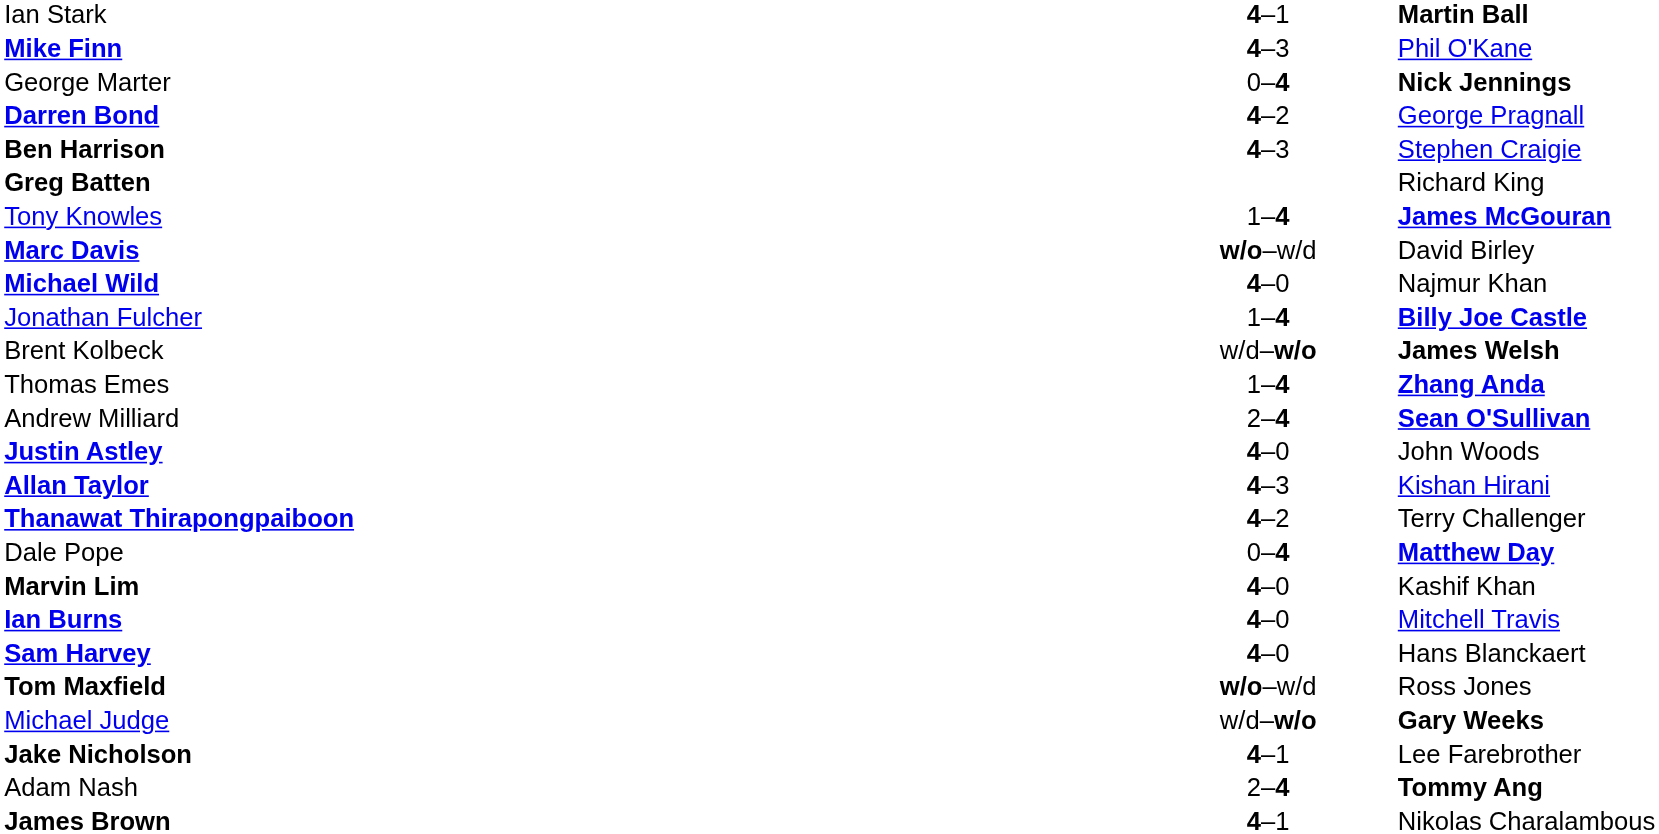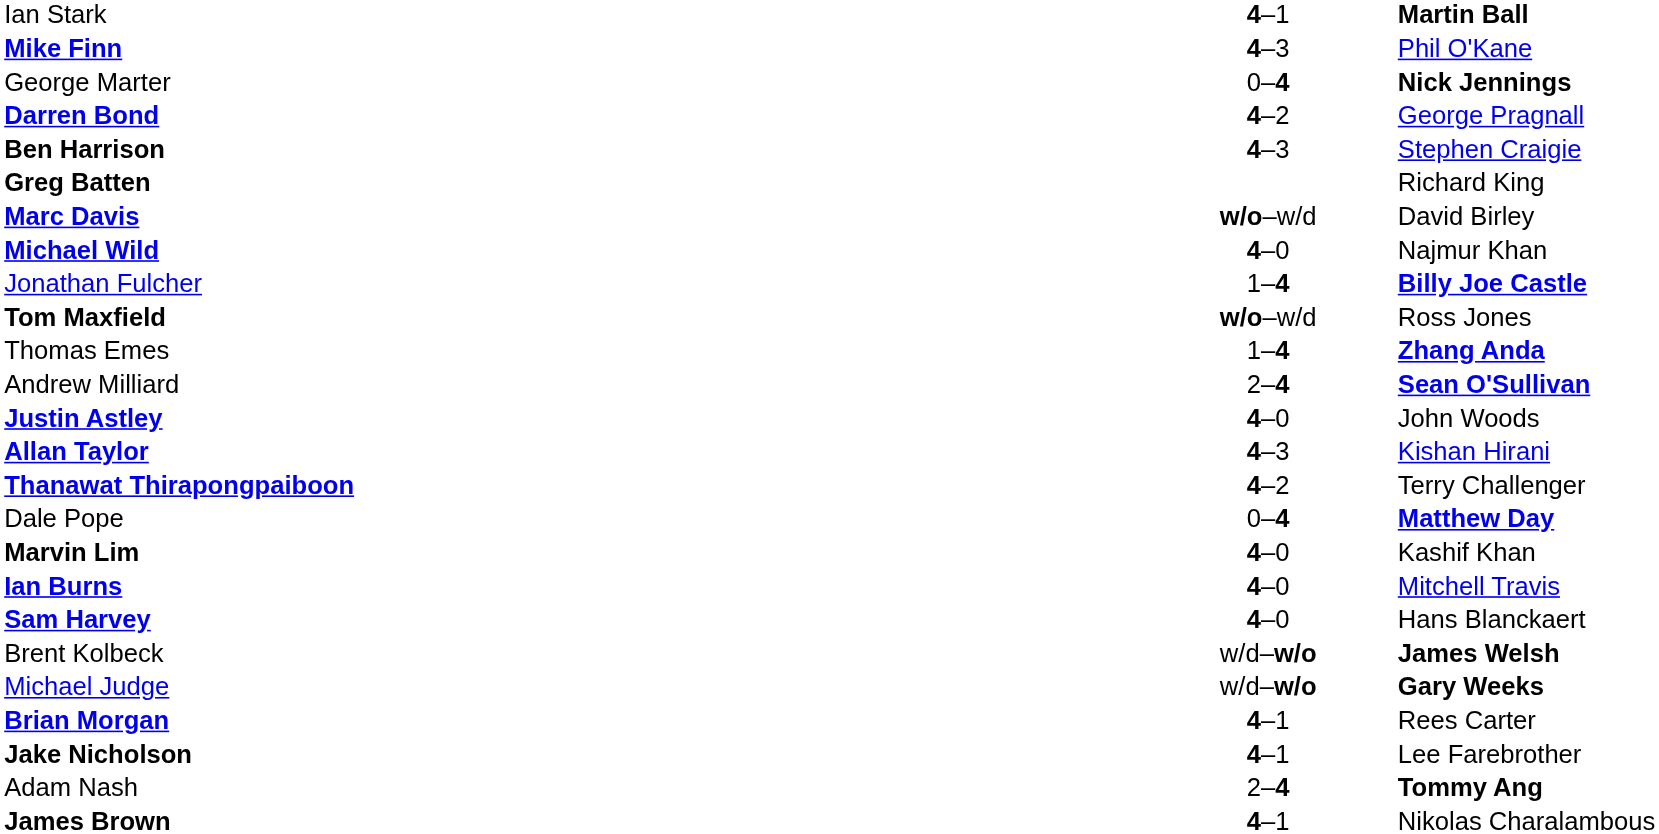- row: (83, 216)
rows swapped: (85, 687) <-> (84, 351)
+ row: (87, 720)
